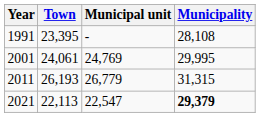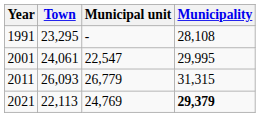(60, 36) 23,395 -> (60, 36) 23,295
(103, 58) 24,769 -> (103, 58) 22,547
(60, 79) 26,193 -> (60, 79) 26,093
(103, 101) 22,547 -> (103, 101) 24,769
